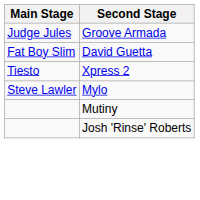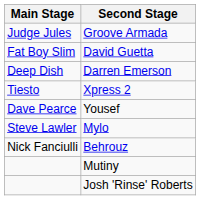+ row: (127, 71)
+ row: (101, 109)
+ row: (106, 147)
